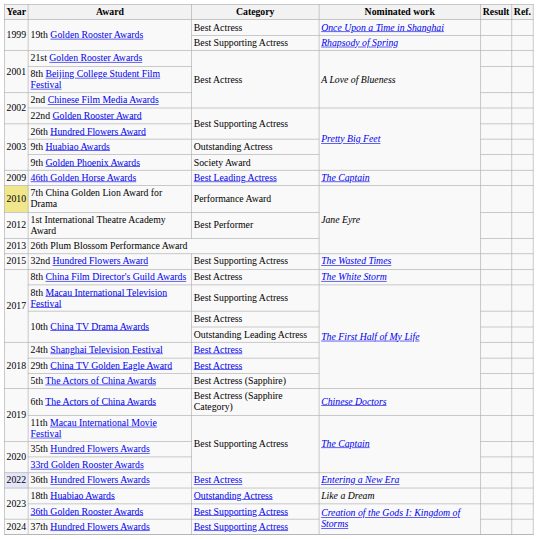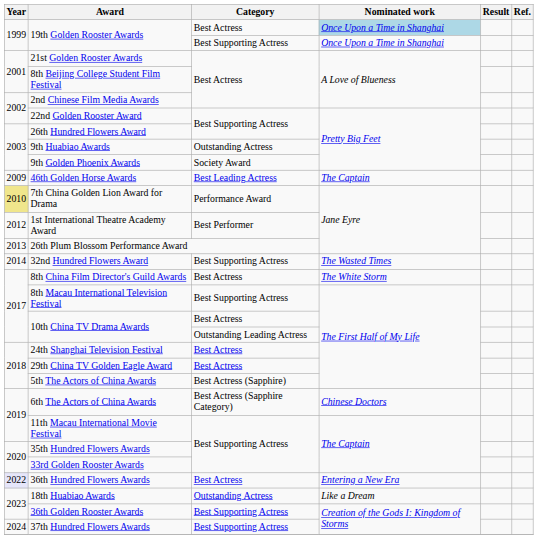(383, 27) no background -> (383, 27) lightblue background
(360, 43) Rhapsody of Spring -> (383, 43) Once Upon a Time in Shanghai
(16, 261) 2015 -> (16, 261) 2014
